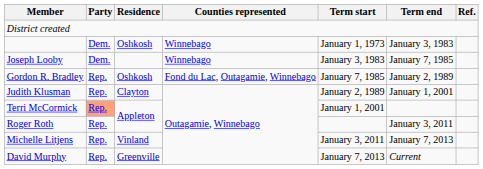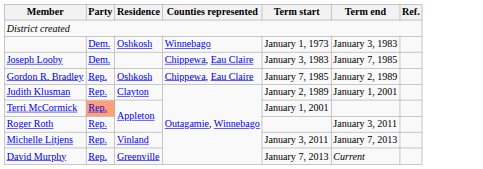(188, 60) Winnebago -> (209, 60) Chippewa, Eau Claire
(240, 76) Fond du Lac, Outagamie, Winnebago -> (209, 76) Chippewa, Eau Claire
